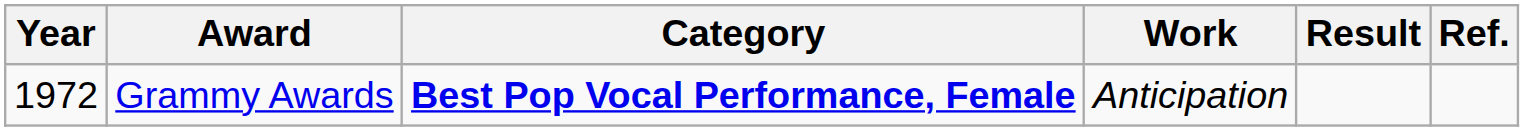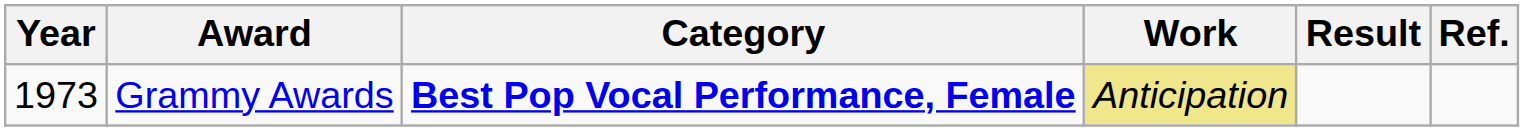(56, 94) 1972 -> (56, 94) 1973
(1191, 94) no background -> (1191, 94) khaki background
